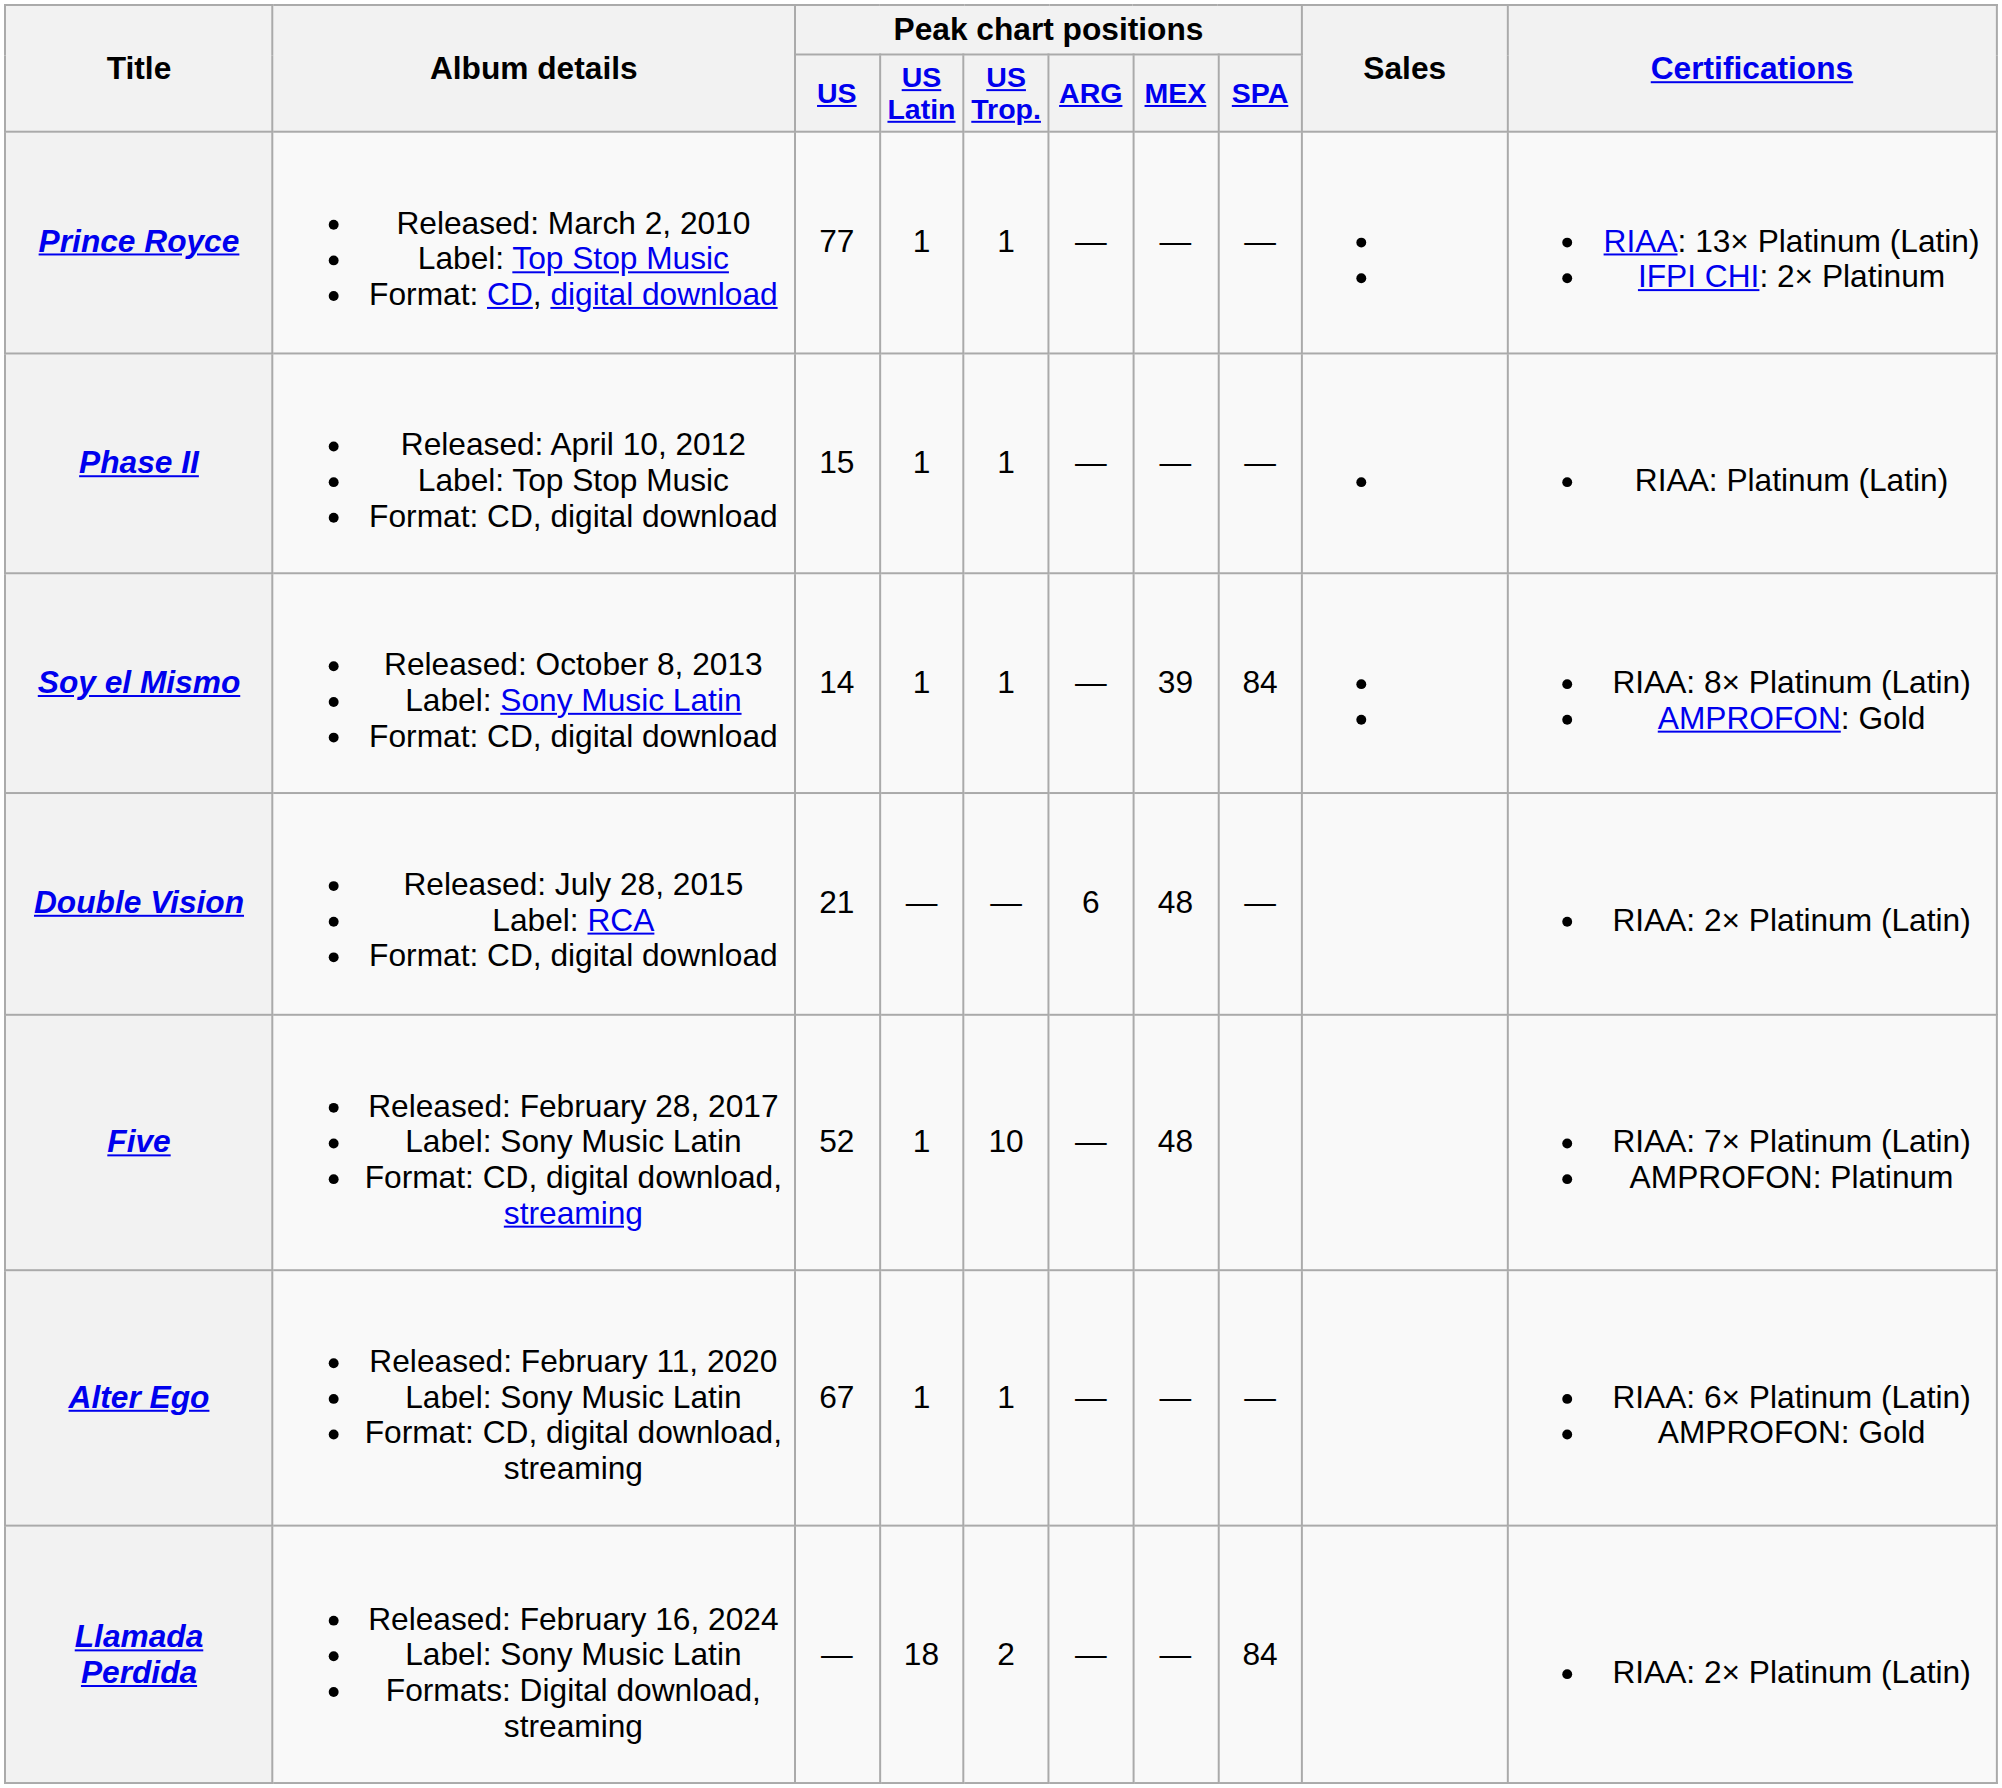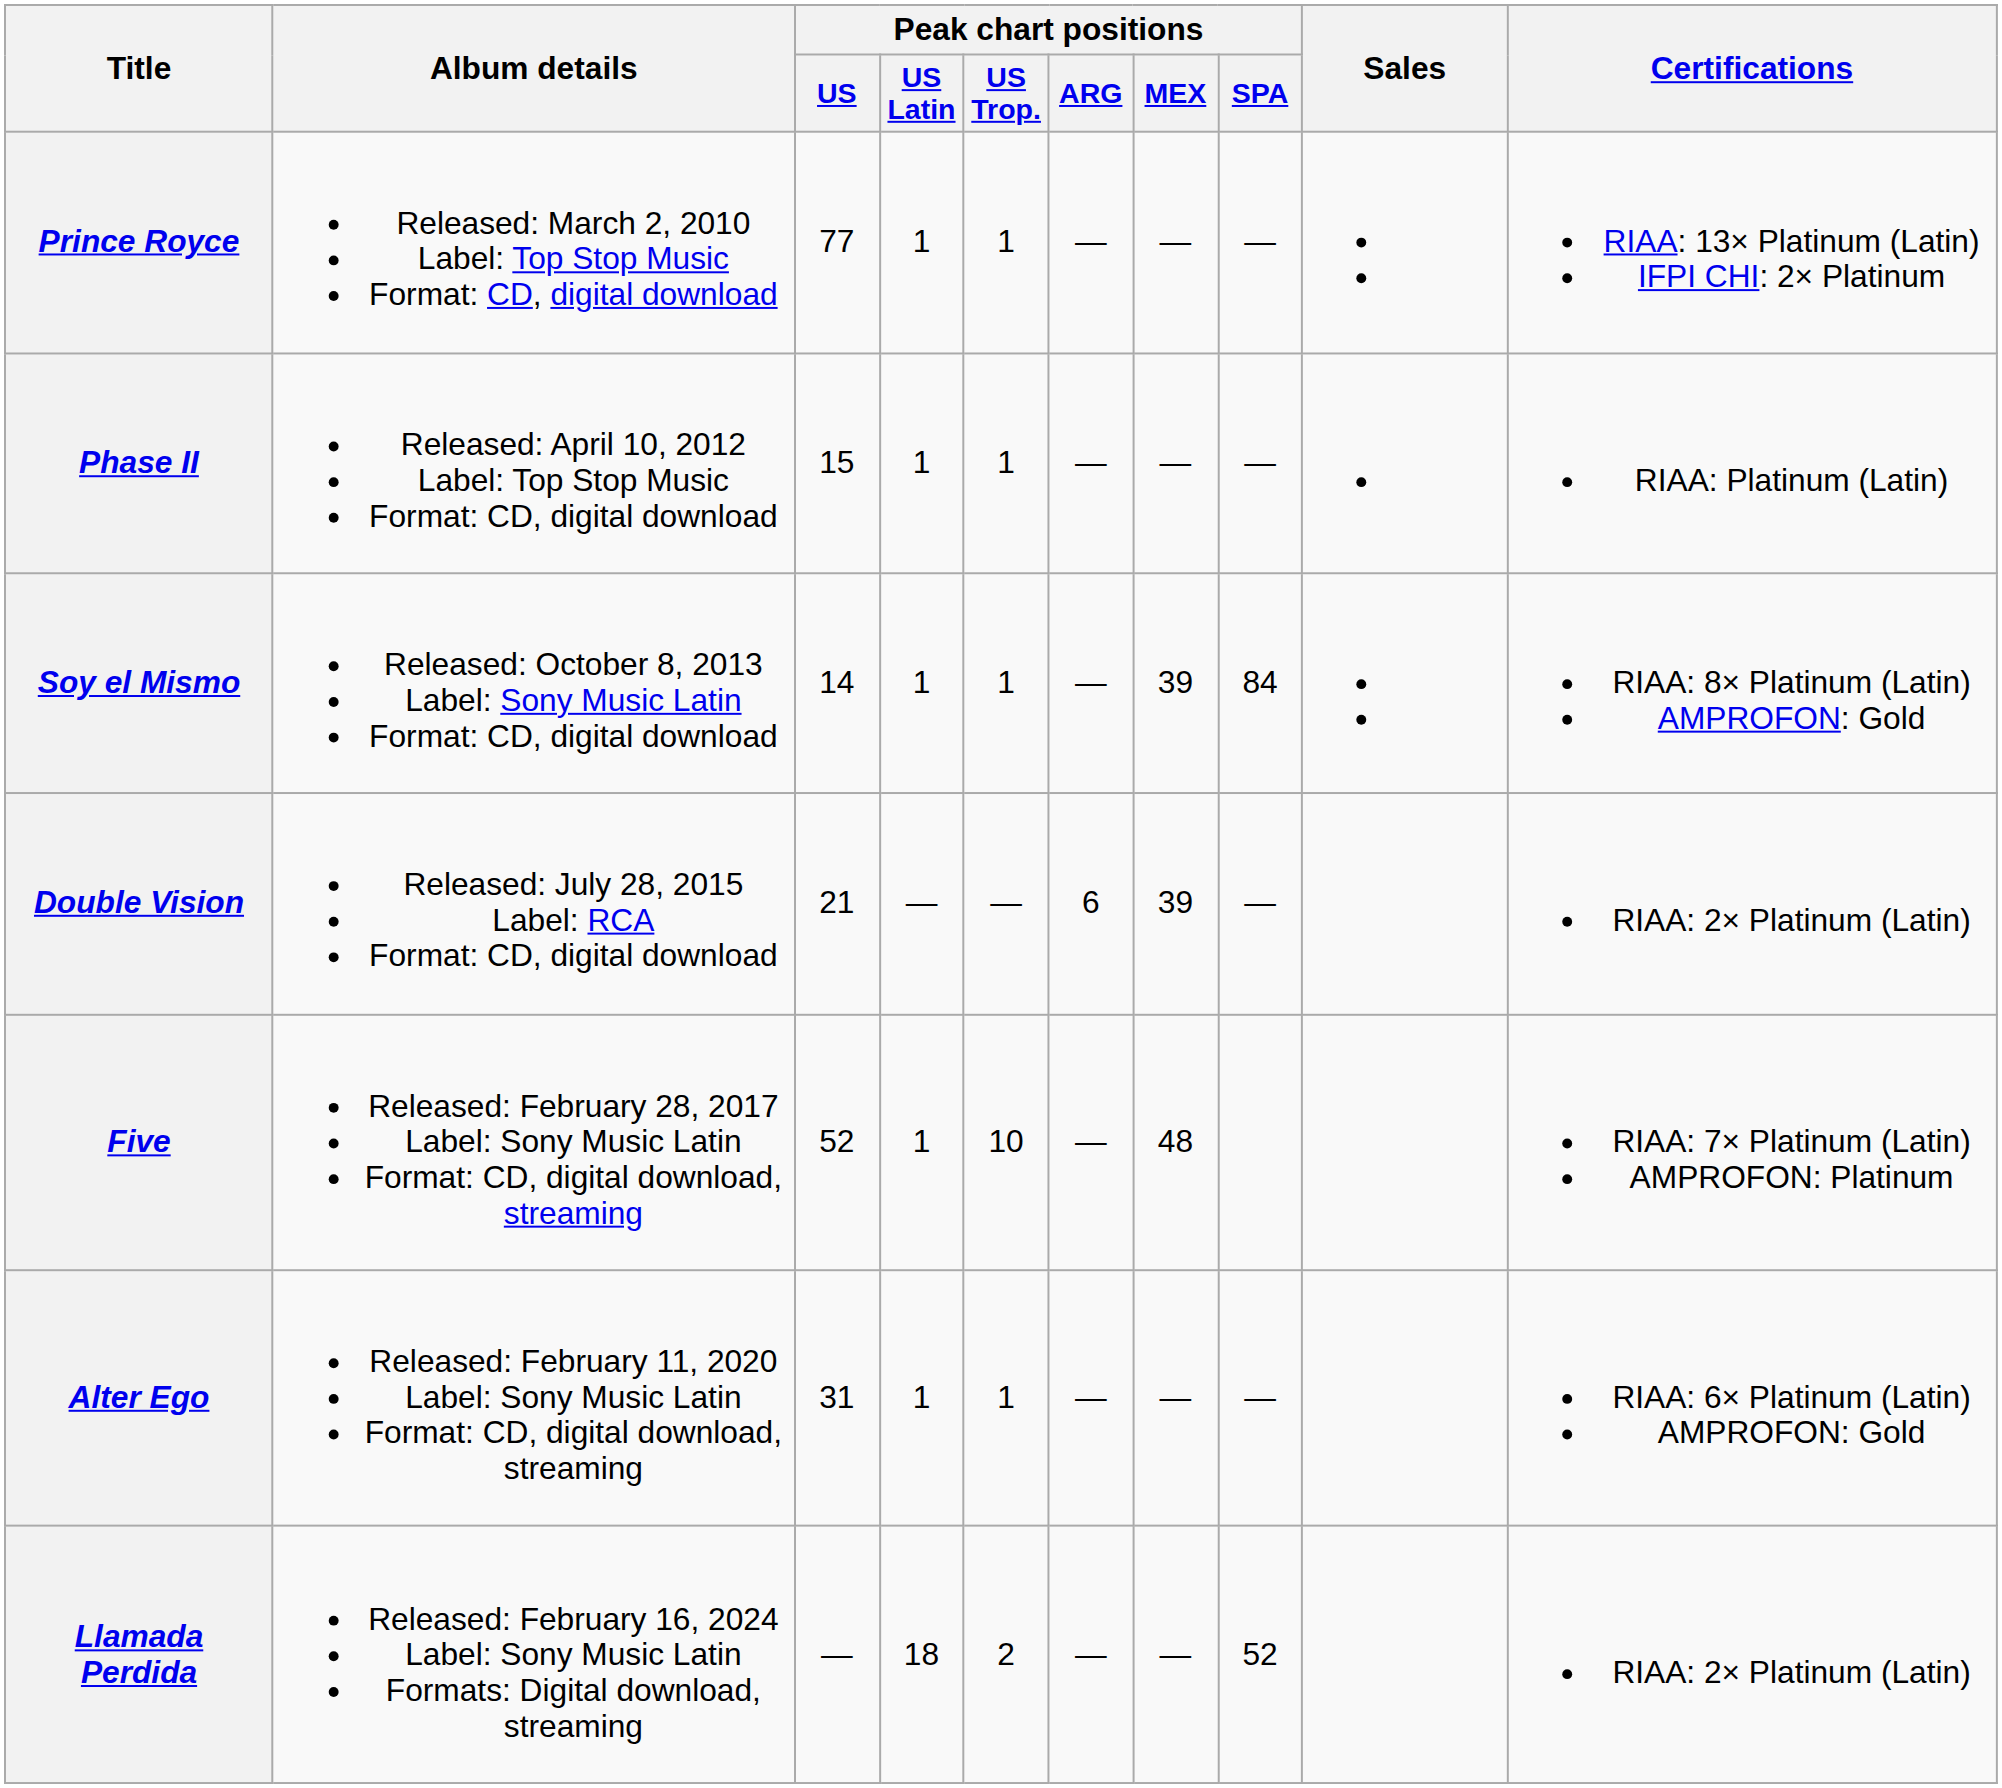(1175, 903) 48 -> (1175, 903) 39
(837, 1397) 67 -> (837, 1397) 31
(1260, 1653) 84 -> (1260, 1653) 52
